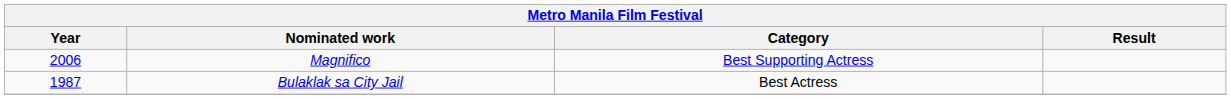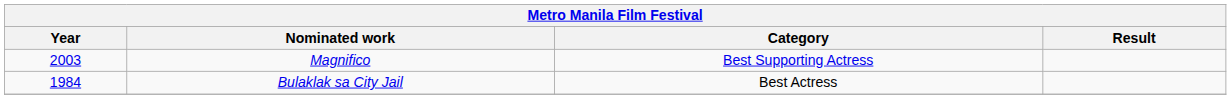(65, 60) 2006 -> (65, 60) 2003
(65, 82) 1987 -> (65, 82) 1984
